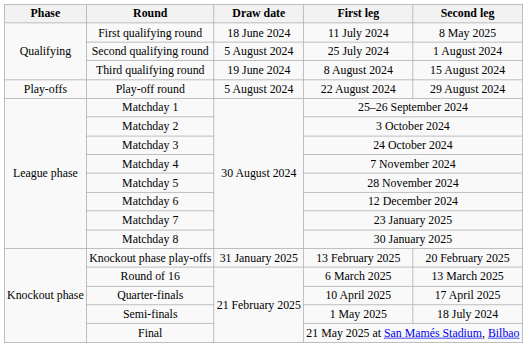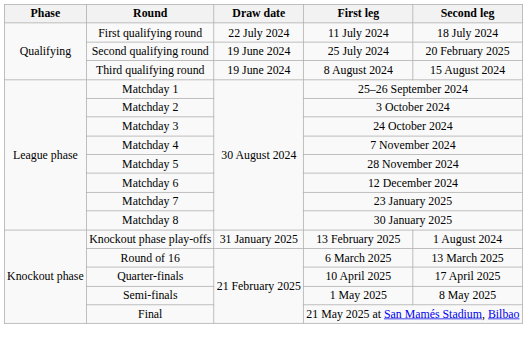(259, 32) 18 June 2024 -> (259, 32) 22 July 2024
(468, 32) 8 May 2025 -> (468, 32) 18 July 2024
(259, 51) 5 August 2024 -> (259, 51) 19 June 2024
(468, 51) 1 August 2024 -> (468, 51) 20 February 2025
- row: (150, 88)
(468, 257) 20 February 2025 -> (468, 239) 1 August 2024
(468, 314) 18 July 2024 -> (468, 295) 8 May 2025
